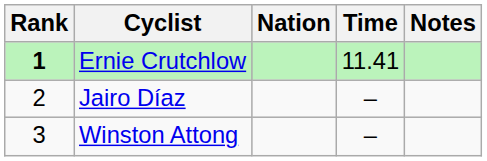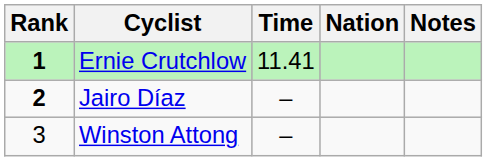columns swapped: (294, 23) <-> (370, 23)
(39, 98) normal -> (39, 98) bold
